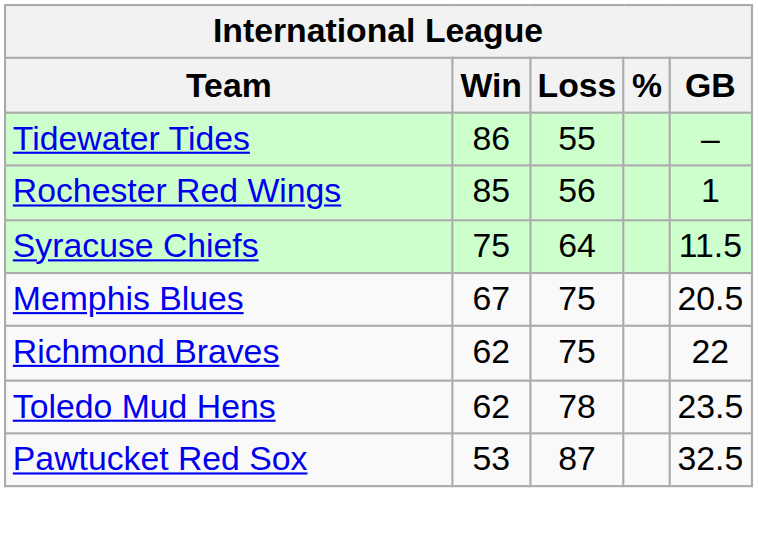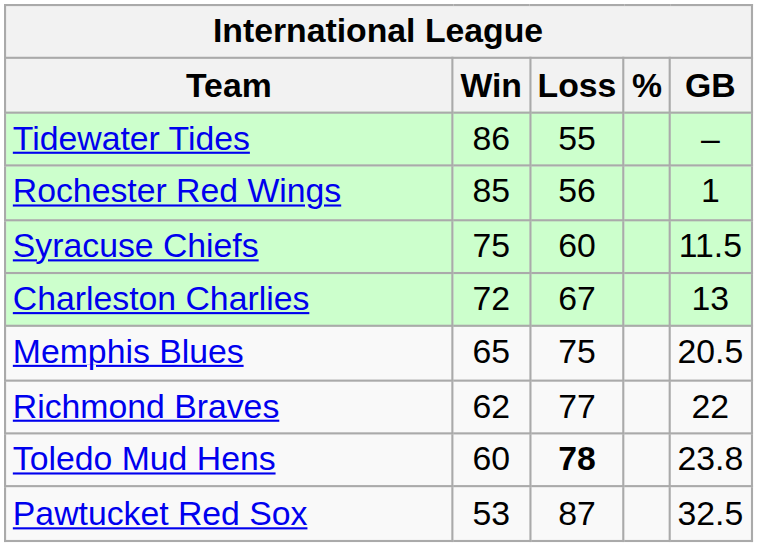(577, 245) 64 -> (577, 245) 60
+ row: (161, 298)
(491, 298) 67 -> (491, 352) 65
(577, 352) 75 -> (577, 406) 77
(491, 406) 62 -> (491, 459) 60
(577, 406) normal -> (577, 459) bold
(710, 406) 23.5 -> (710, 459) 23.8
